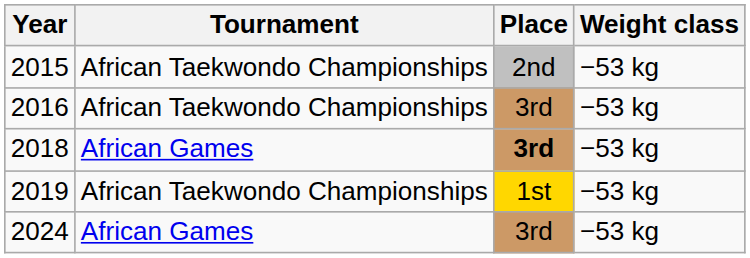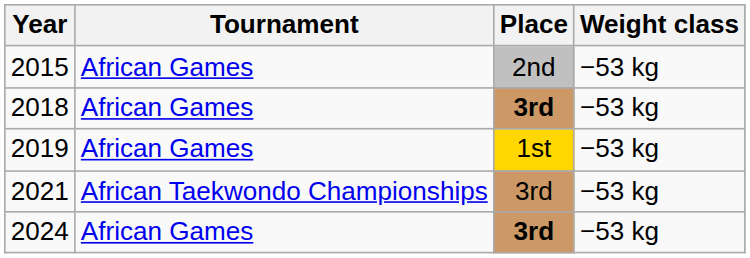(284, 66) African Taekwondo Championships -> (167, 66) African Games
- row: (40, 107)
(284, 190) African Taekwondo Championships -> (167, 149) African Games
+ row: (40, 190)
(534, 231) normal -> (534, 231) bold
